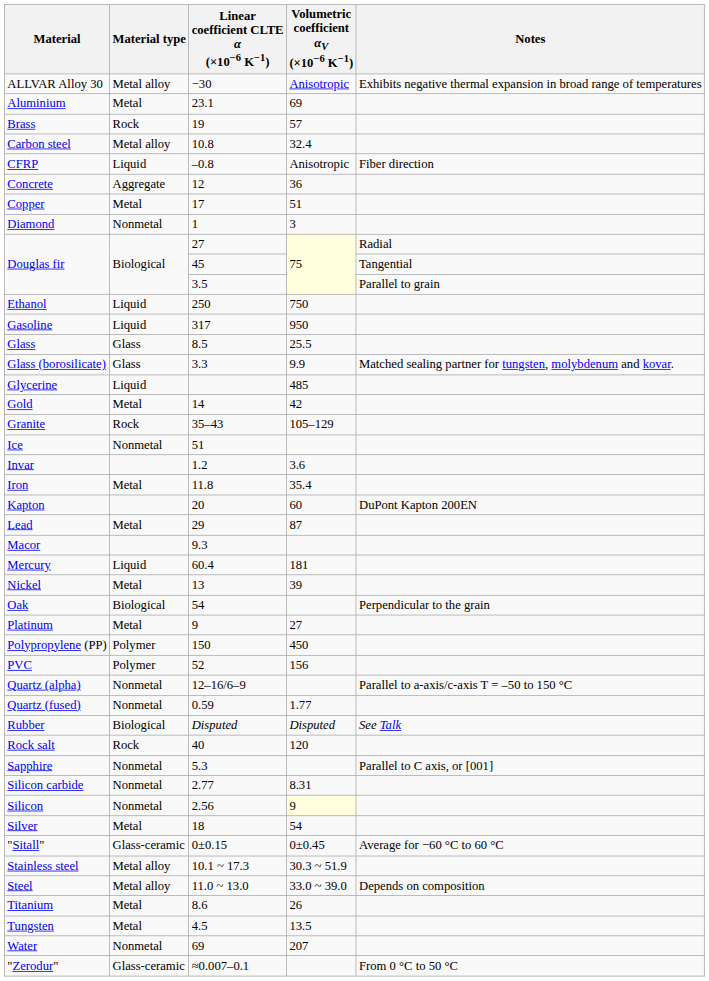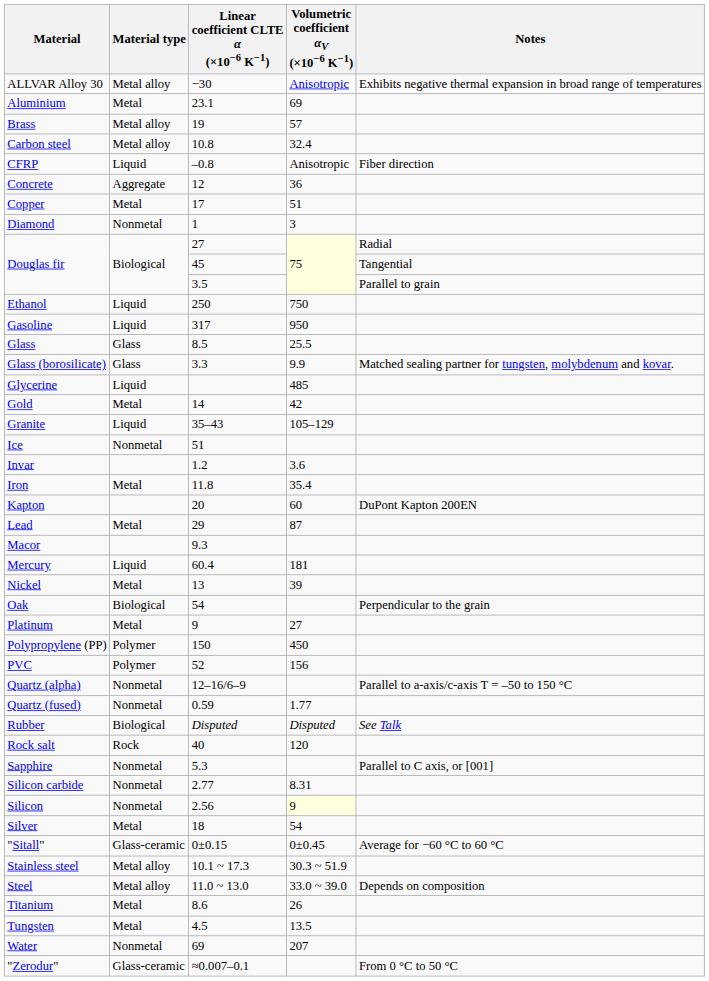(126, 124) Rock -> (141, 124) Metal alloy
(126, 424) Rock -> (129, 424) Liquid
